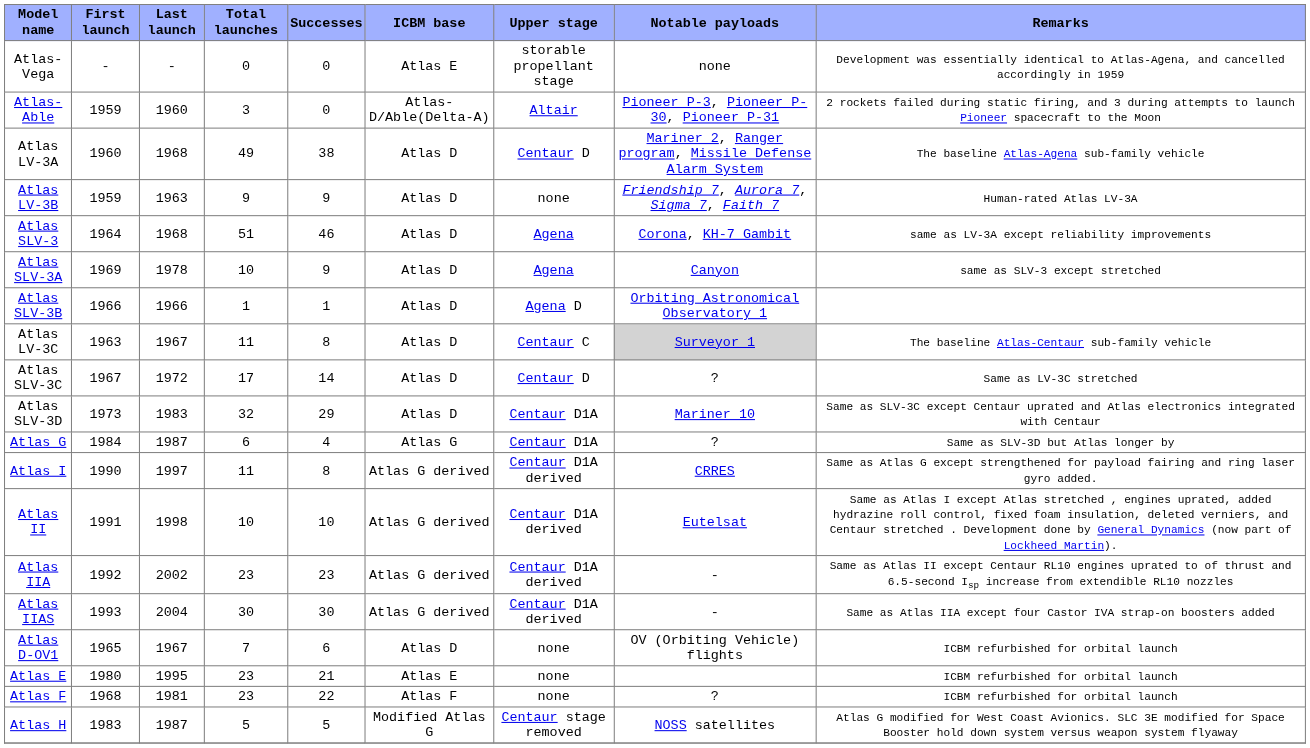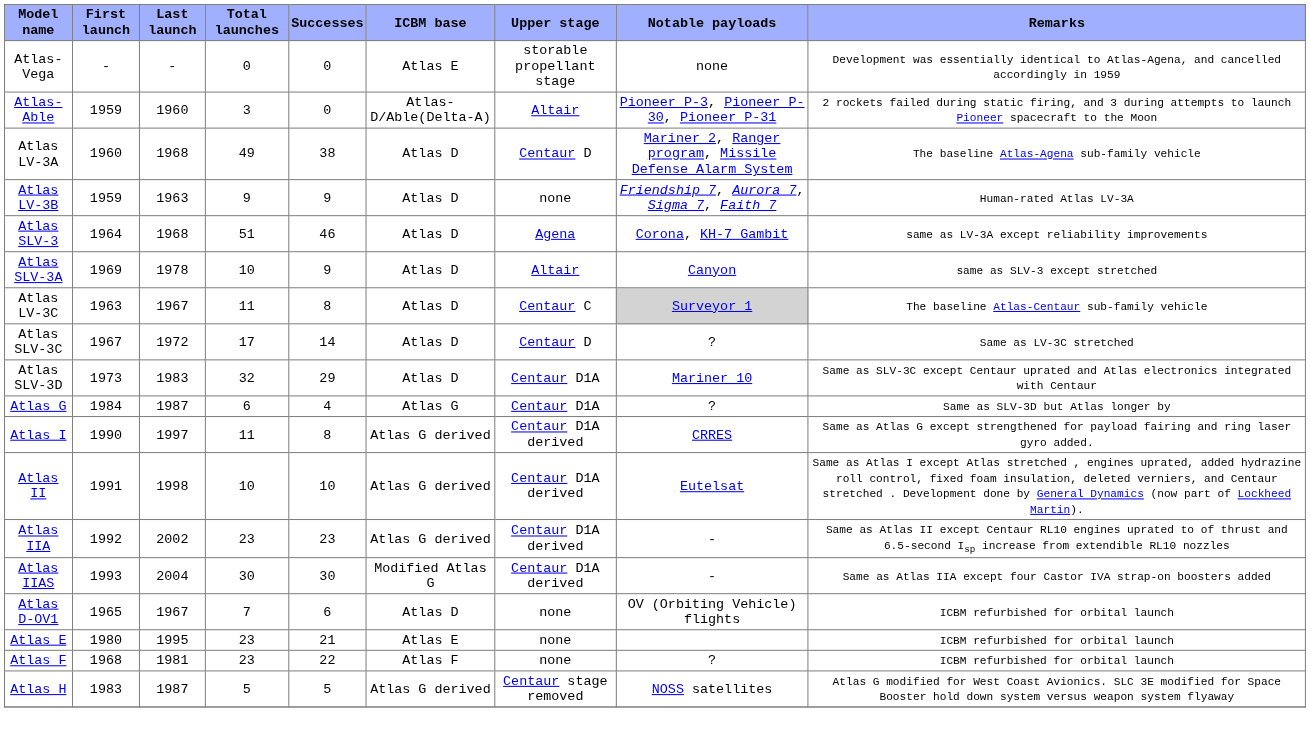(554, 270) Agena -> (555, 270) Altair
- row: (38, 306)
(429, 612) Atlas G derived -> (430, 576) Modified Atlas G
(429, 725) Modified Atlas G -> (430, 689) Atlas G derived
